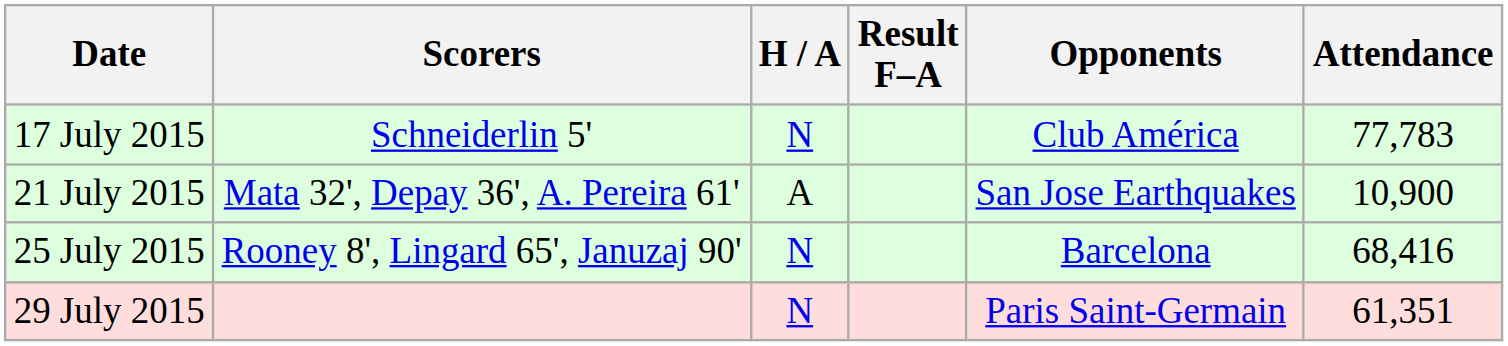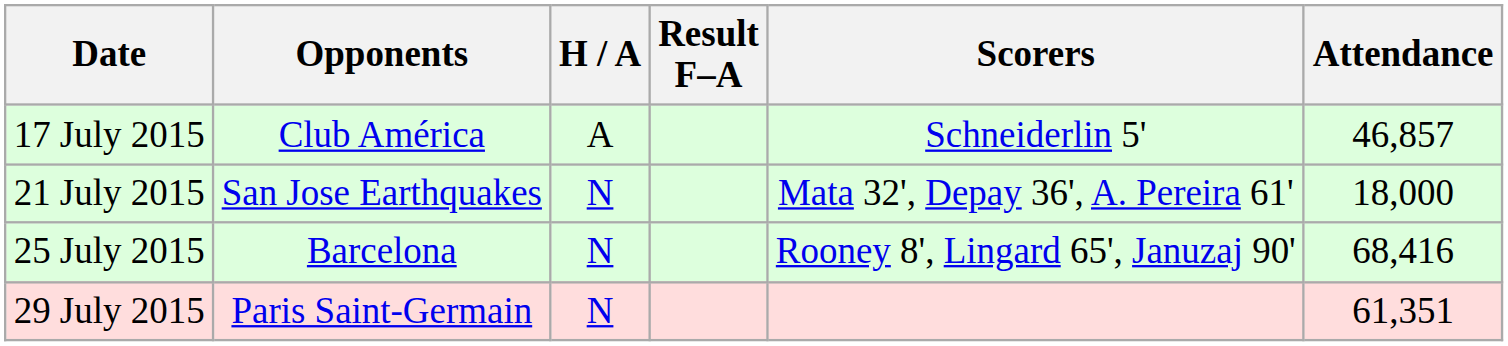columns swapped: (1136, 54) <-> (482, 54)
(800, 134) N -> (600, 134) A
(1403, 134) 77,783 -> (1403, 134) 46,857
(800, 192) A -> (600, 192) N
(1403, 192) 10,900 -> (1403, 192) 18,000
